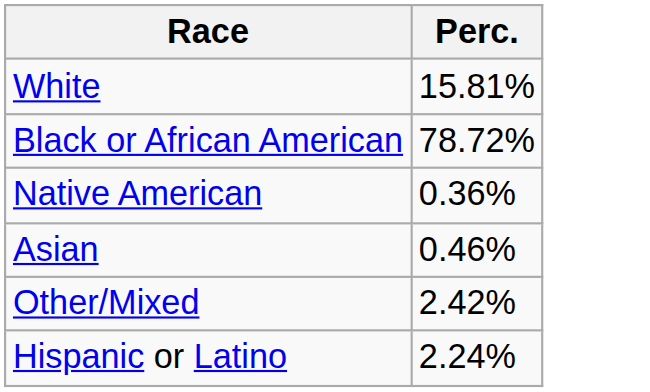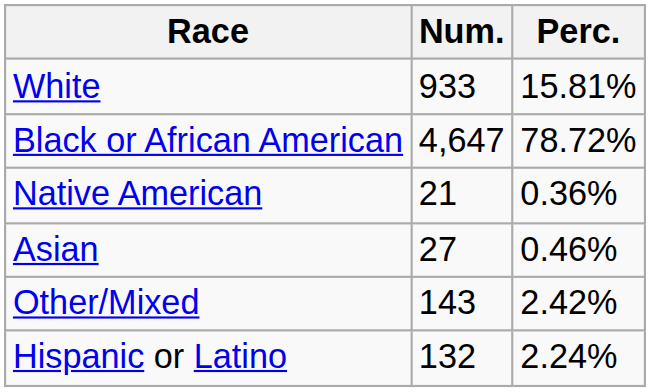+ column: (462, 31)
